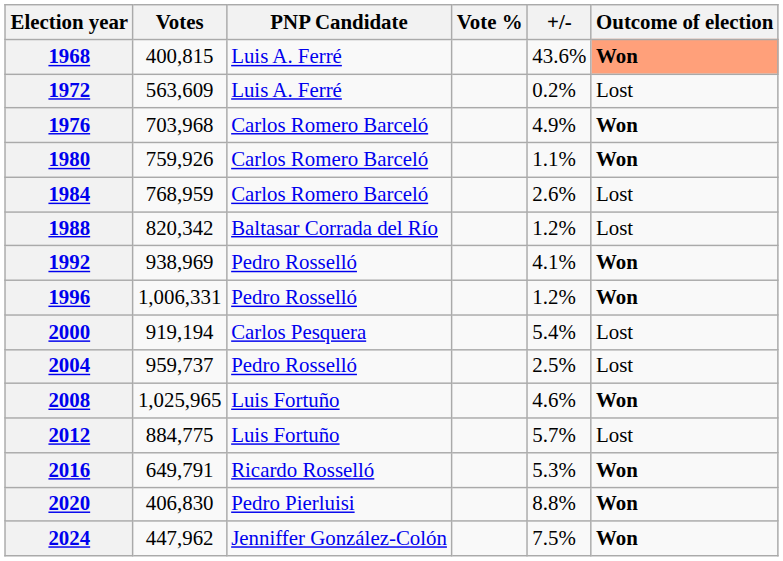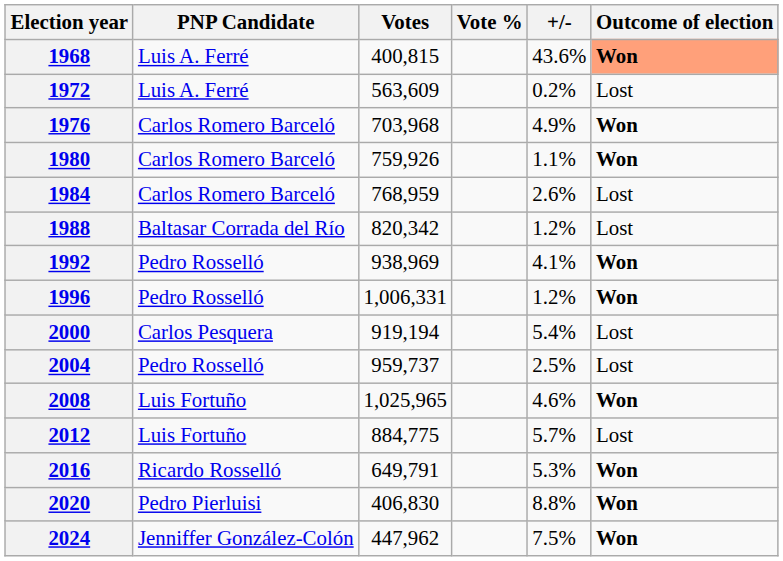columns swapped: (339, 21) <-> (180, 21)
